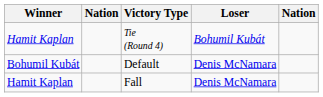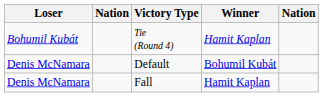columns swapped: (43, 13) <-> (235, 13)
